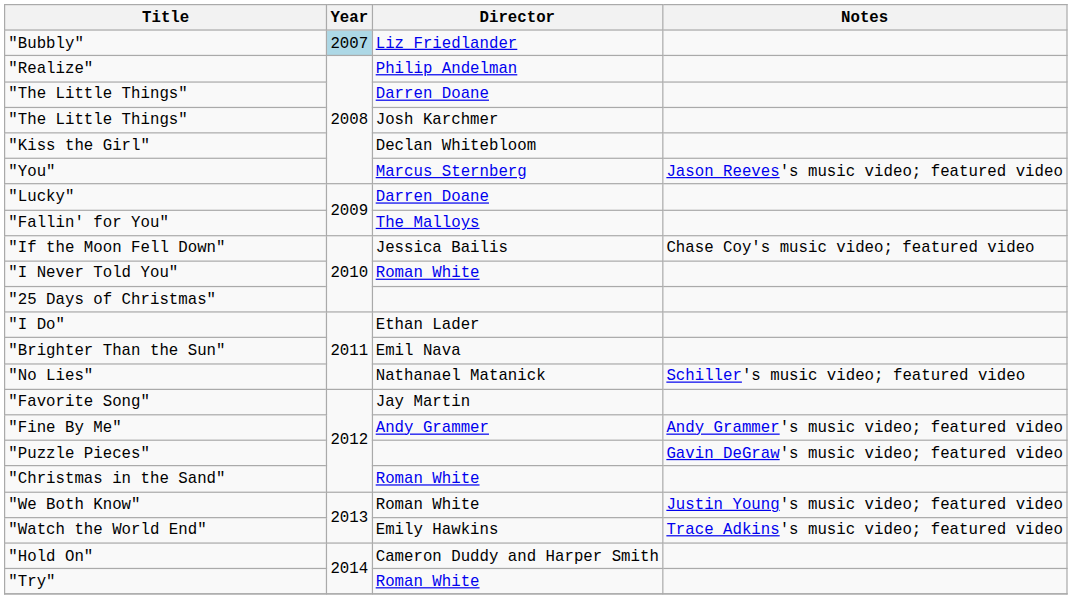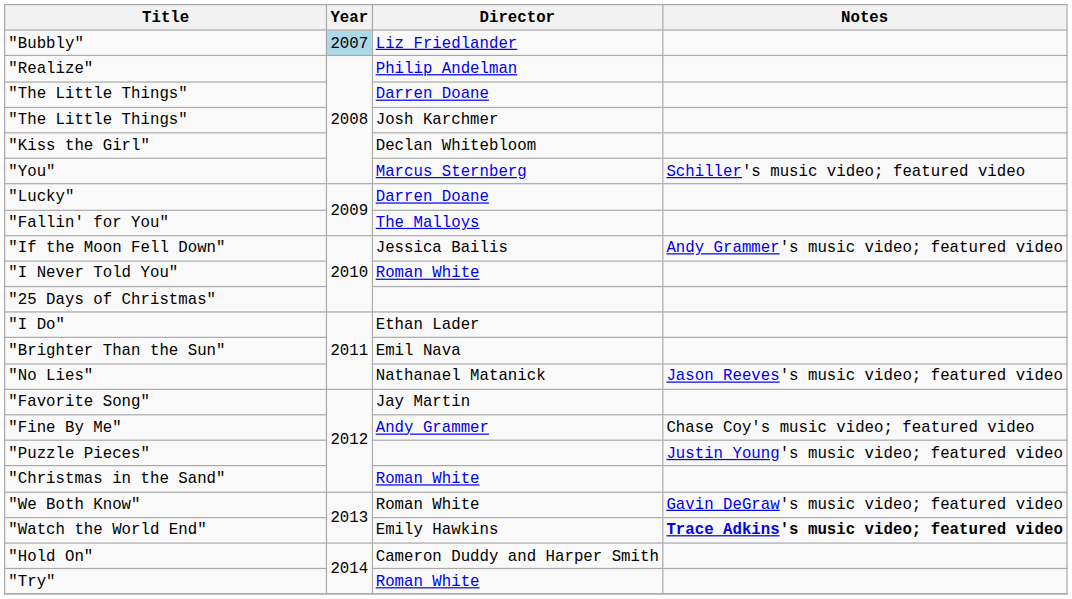(865, 171) Jason Reeves's music video; featured video -> (846, 171) Schiller's music video; featured video
(850, 248) Chase Coy's music video; featured video -> (865, 248) Andy Grammer's music video; featured video
(846, 376) Schiller's music video; featured video -> (865, 376) Jason Reeves's music video; featured video
(865, 428) Andy Grammer's music video; featured video -> (850, 428) Chase Coy's music video; featured video
(865, 453) Gavin DeGraw's music video; featured video -> (865, 453) Justin Young's music video; featured video
(865, 505) Justin Young's music video; featured video -> (865, 505) Gavin DeGraw's music video; featured video
(865, 530) normal -> (865, 530) bold
